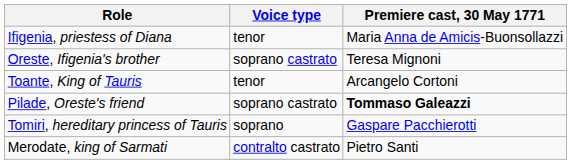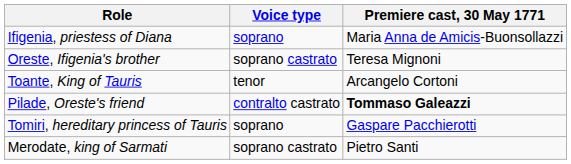(249, 37) tenor -> (258, 37) soprano
(285, 103) soprano castrato -> (287, 103) contralto castrato
(287, 147) contralto castrato -> (285, 147) soprano castrato
